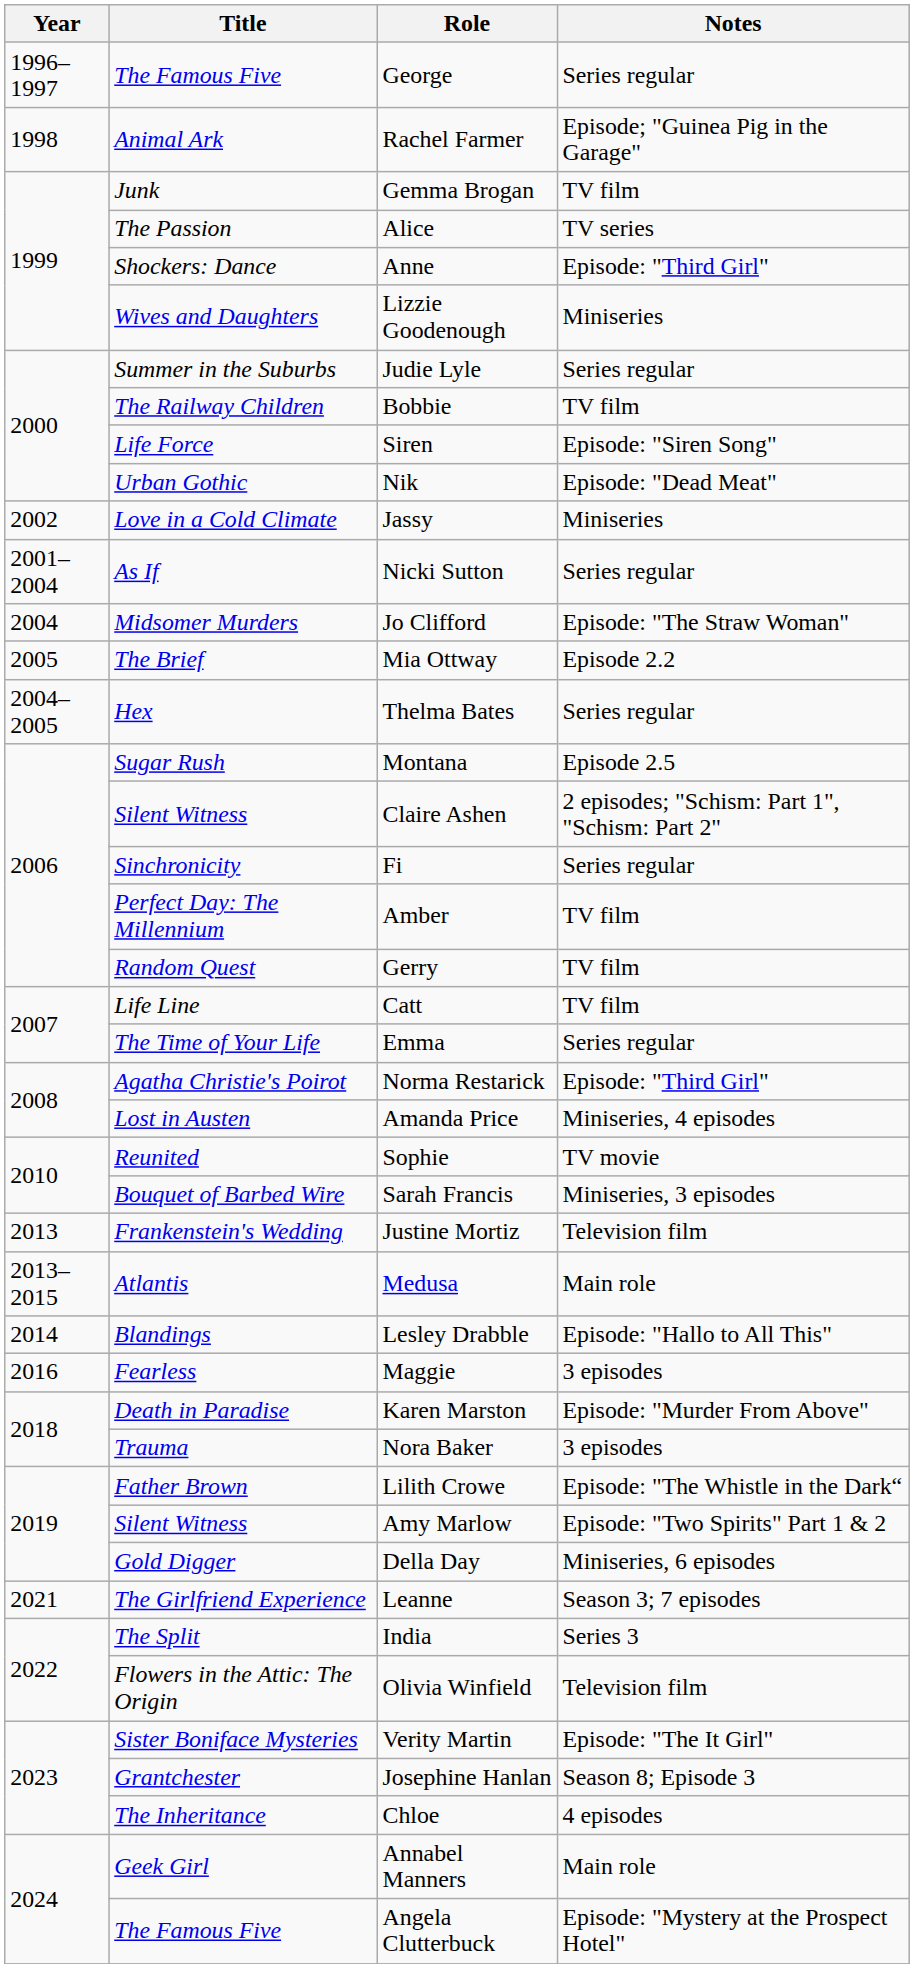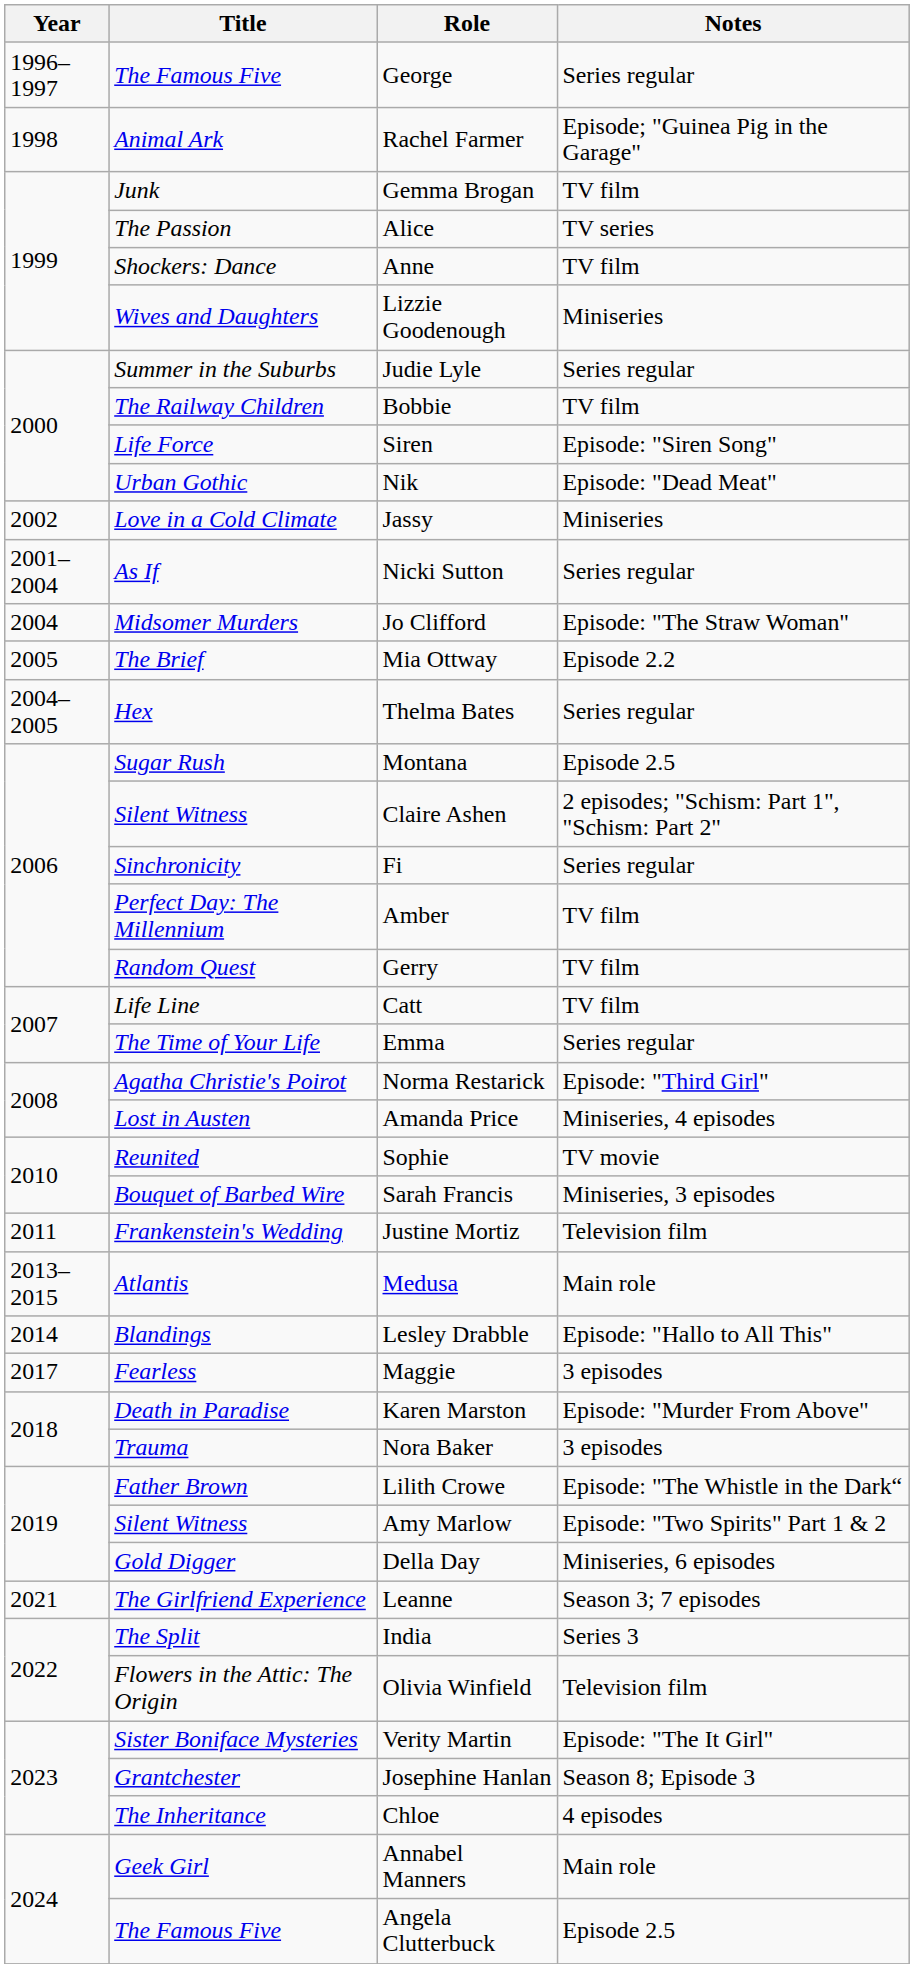(666, 266) Episode: "Third Girl" -> (601, 266) TV film
(34, 1231) 2013 -> (34, 1231) 2011
(34, 1372) 2016 -> (34, 1372) 2017
(725, 1930) Episode: "Mystery at the Prospect Hotel" -> (619, 1930) Episode 2.5
